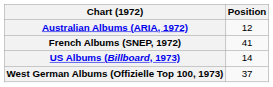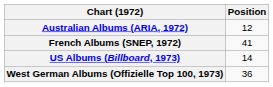(247, 74) 37 -> (247, 74) 36
